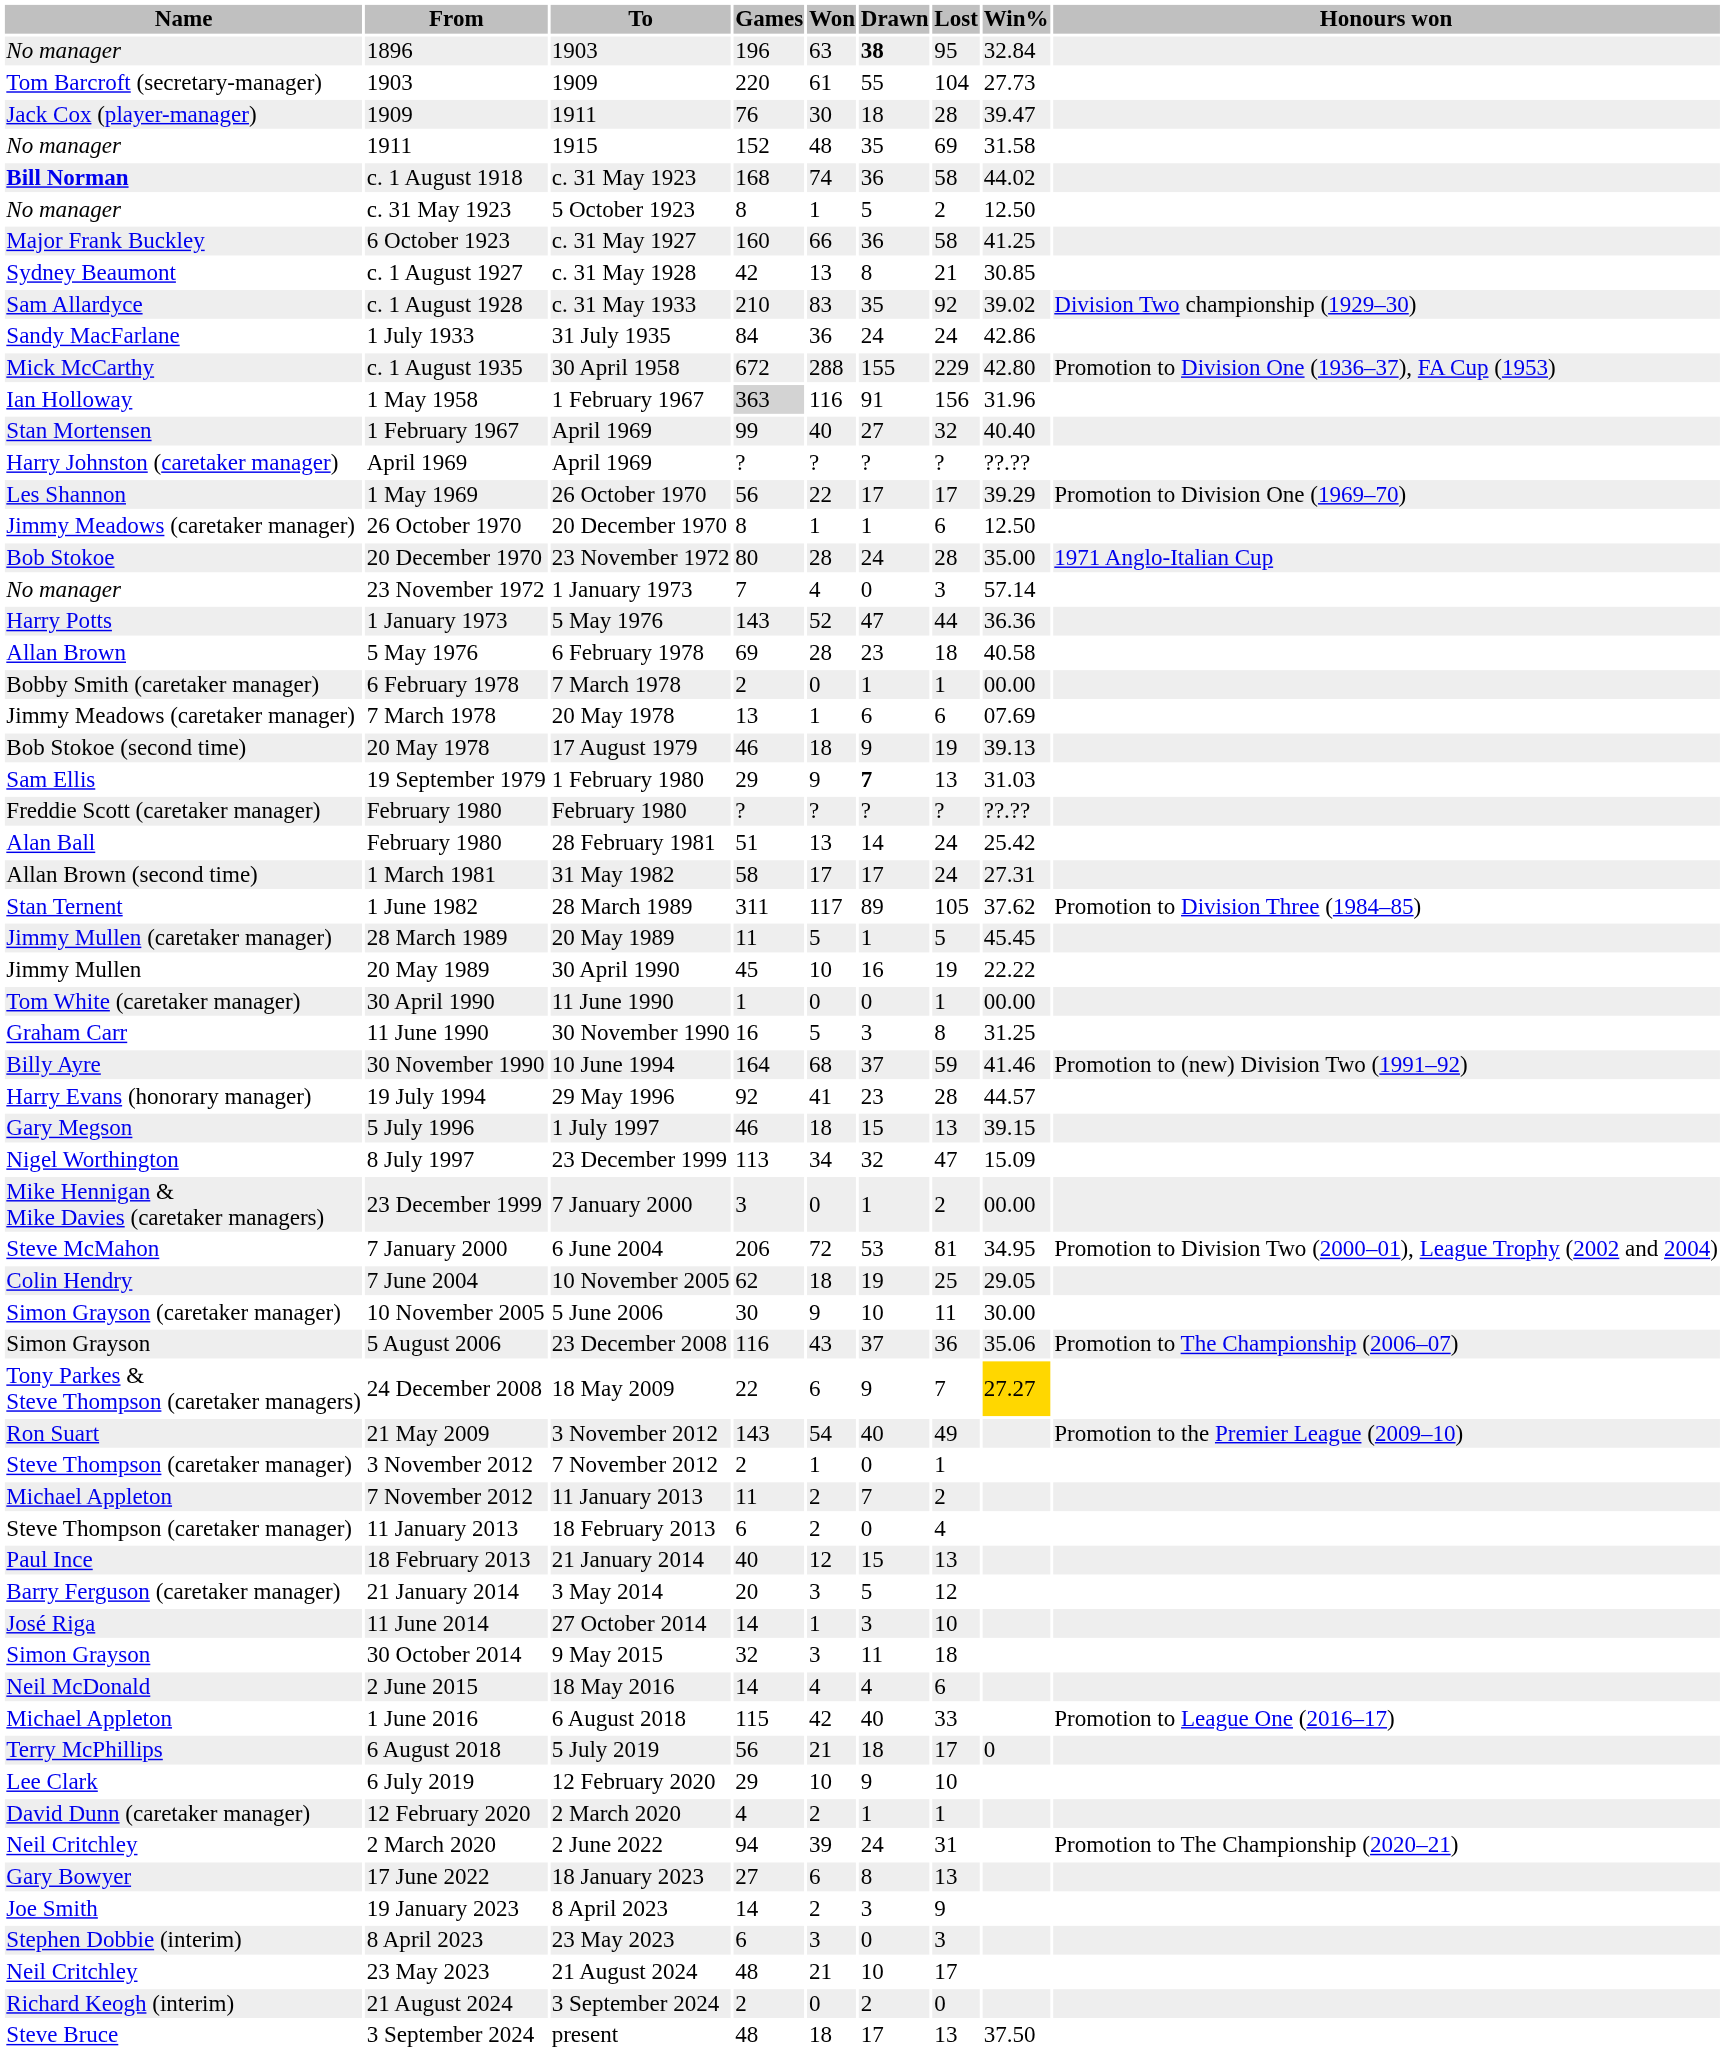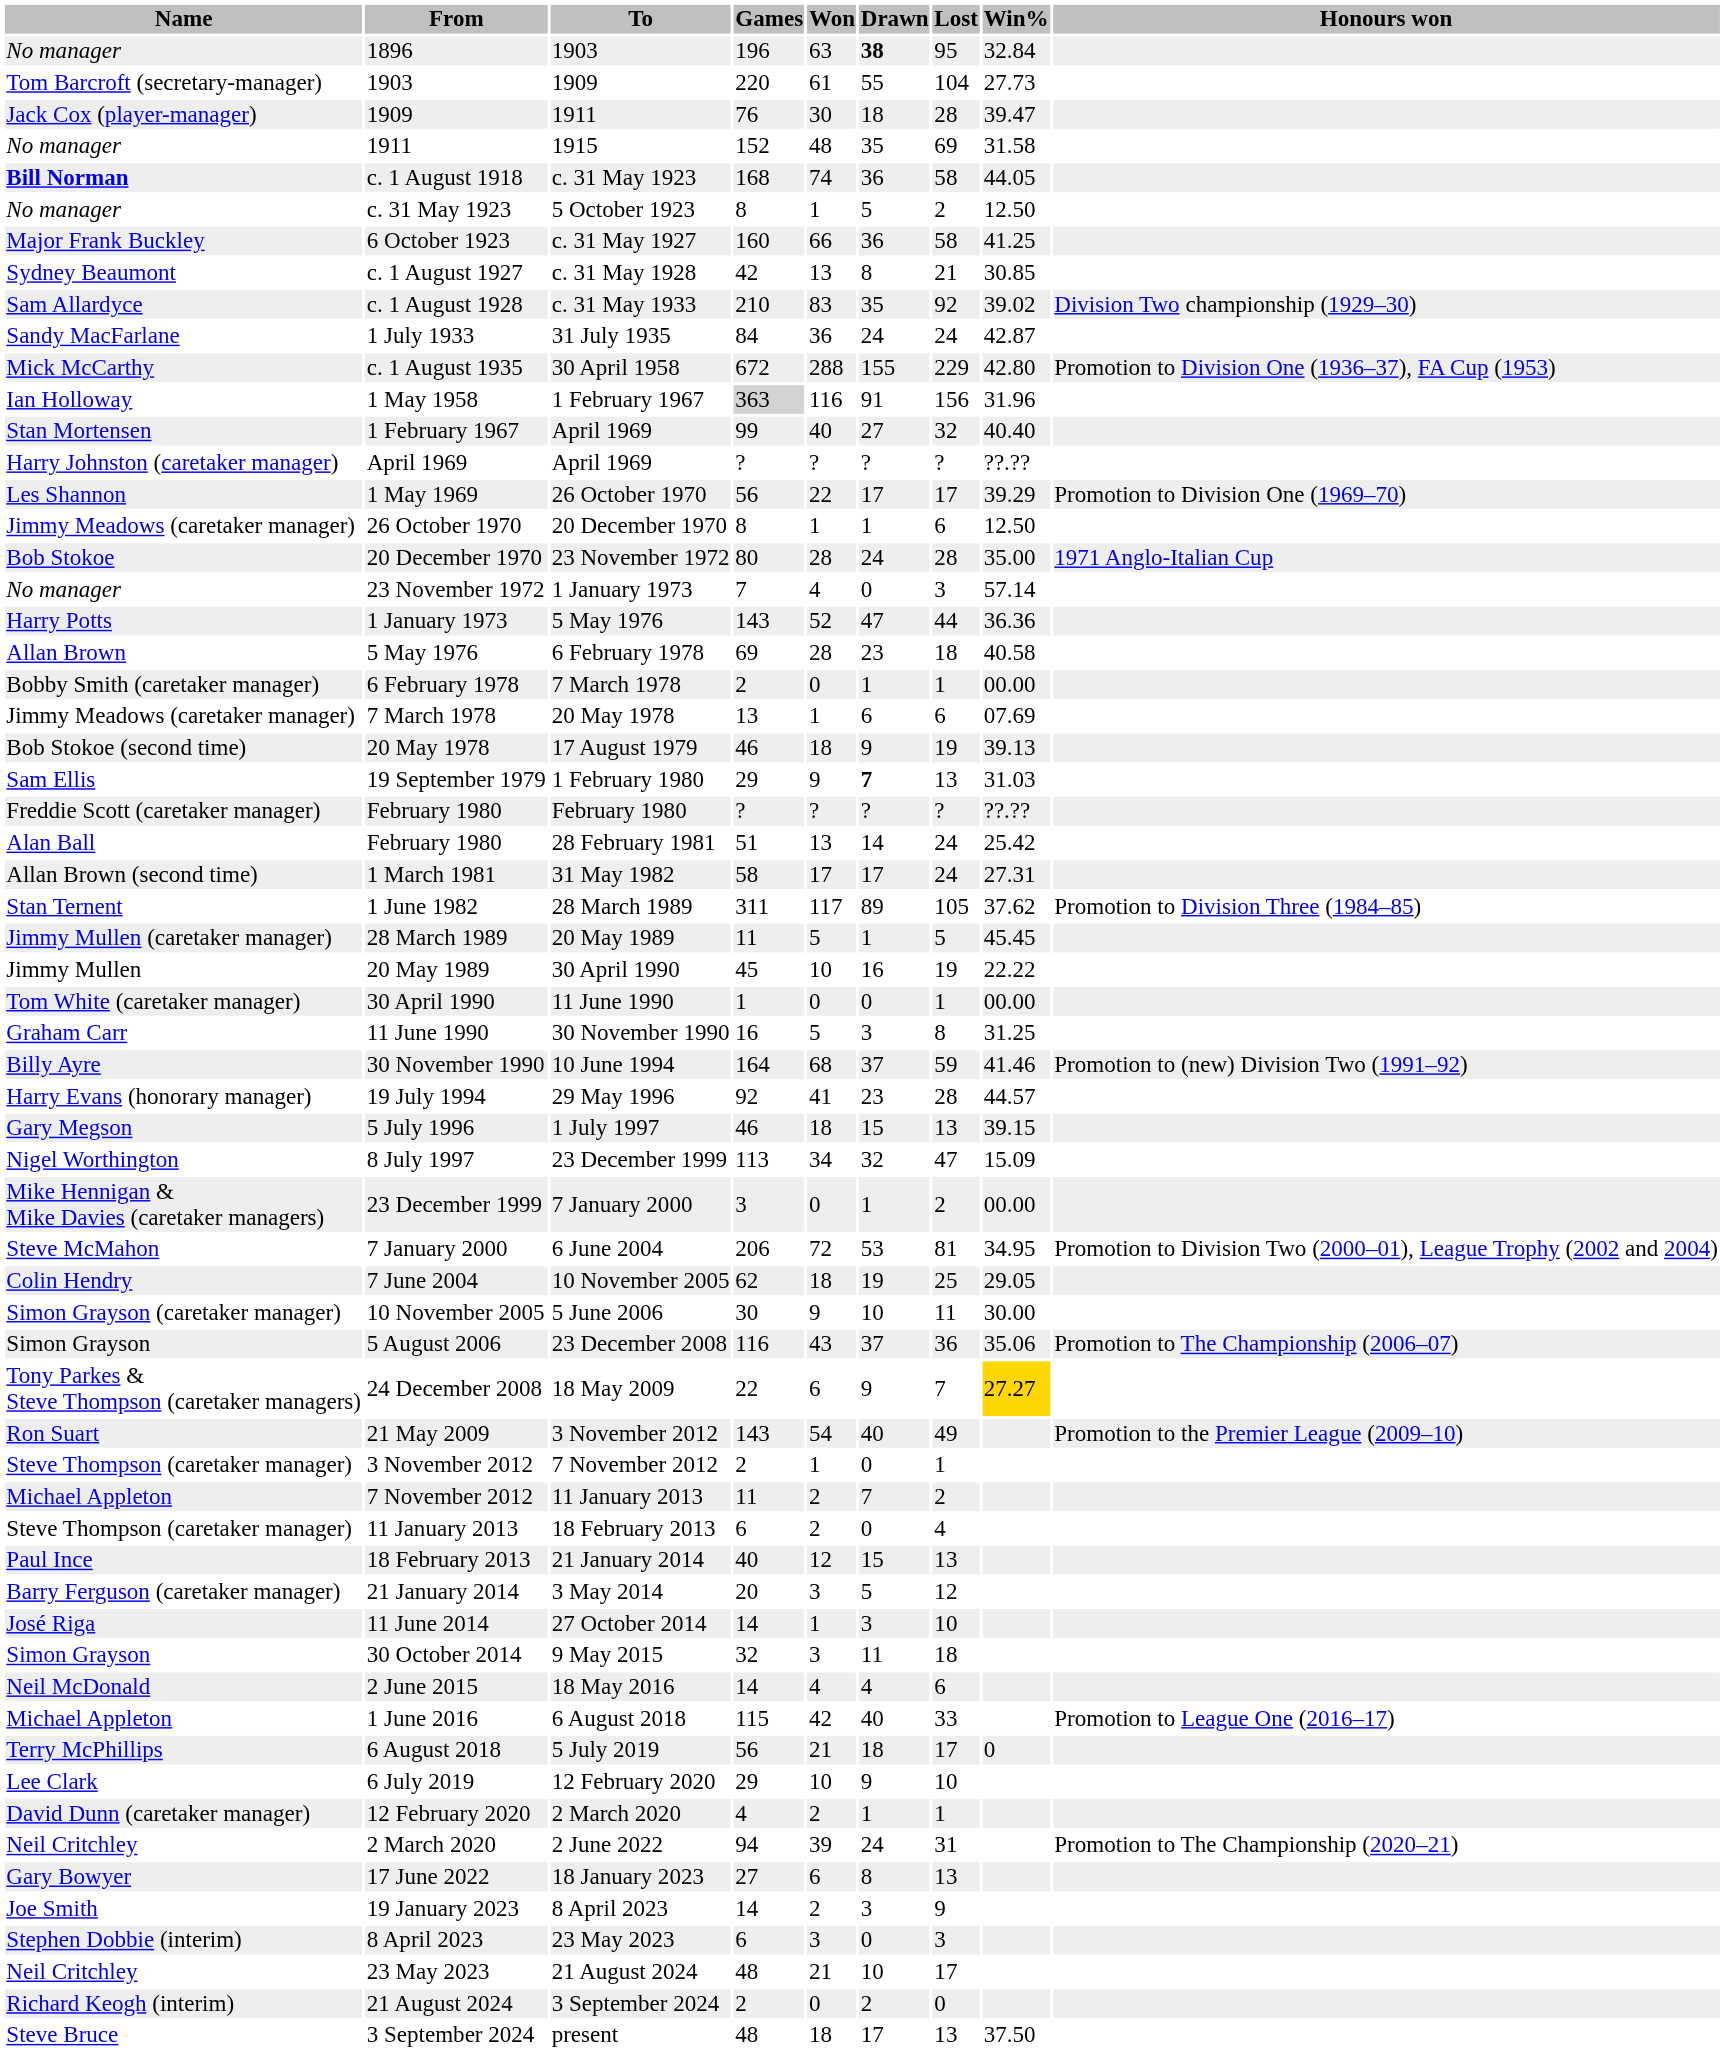(1010, 177) 44.02 -> (1010, 177) 44.05
(1010, 335) 42.86 -> (1010, 335) 42.87
